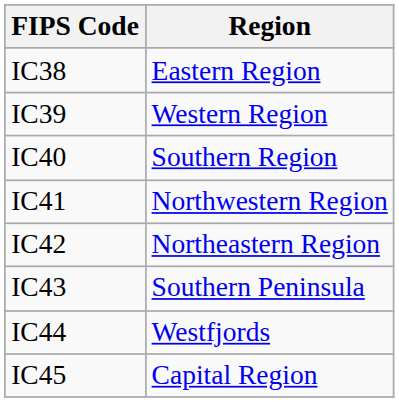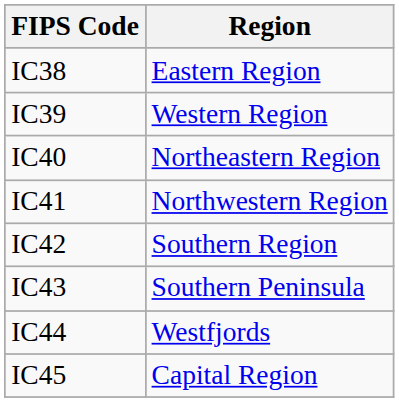(244, 157) Southern Region -> (266, 157) Northeastern Region
(266, 244) Northeastern Region -> (244, 244) Southern Region
